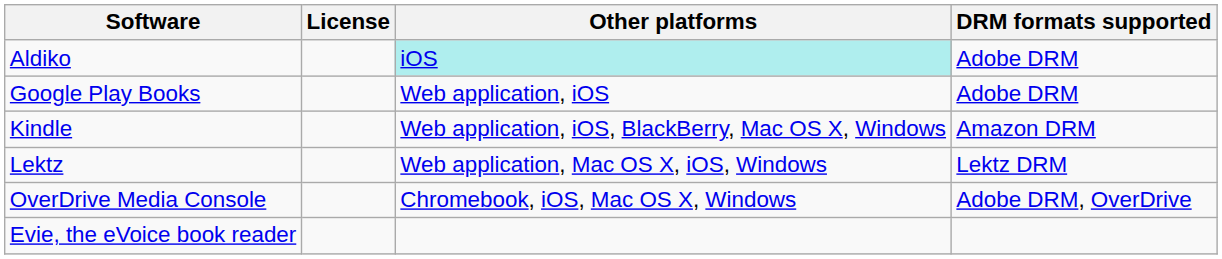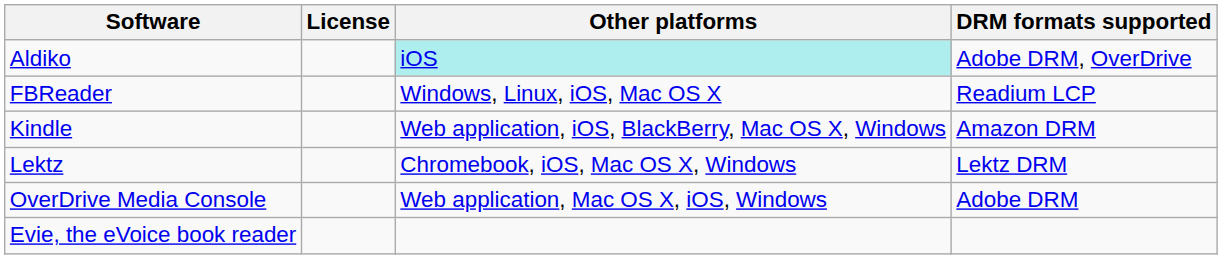(1017, 57) Adobe DRM -> (1074, 57) Adobe DRM, OverDrive
+ row: (61, 93)
- row: (105, 93)
(614, 164) Web application, Mac OS X, iOS, Windows -> (598, 164) Chromebook, iOS, Mac OS X, Windows
(598, 199) Chromebook, iOS, Mac OS X, Windows -> (614, 199) Web application, Mac OS X, iOS, Windows
(1074, 199) Adobe DRM, OverDrive -> (1017, 199) Adobe DRM
